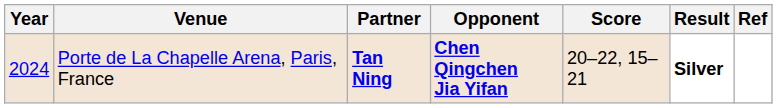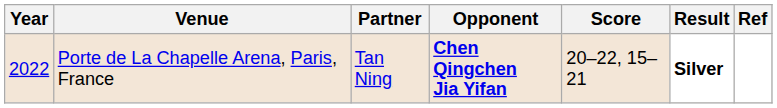(29, 68) 2024 -> (29, 68) 2022
(372, 68) bold -> (373, 68) normal
